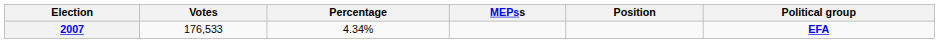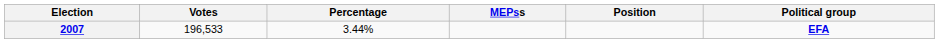(203, 30) 176,533 -> (203, 30) 196,533
(358, 30) 4.34% -> (358, 30) 3.44%
